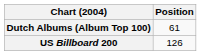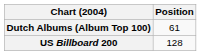(175, 43) 126 -> (175, 43) 128
